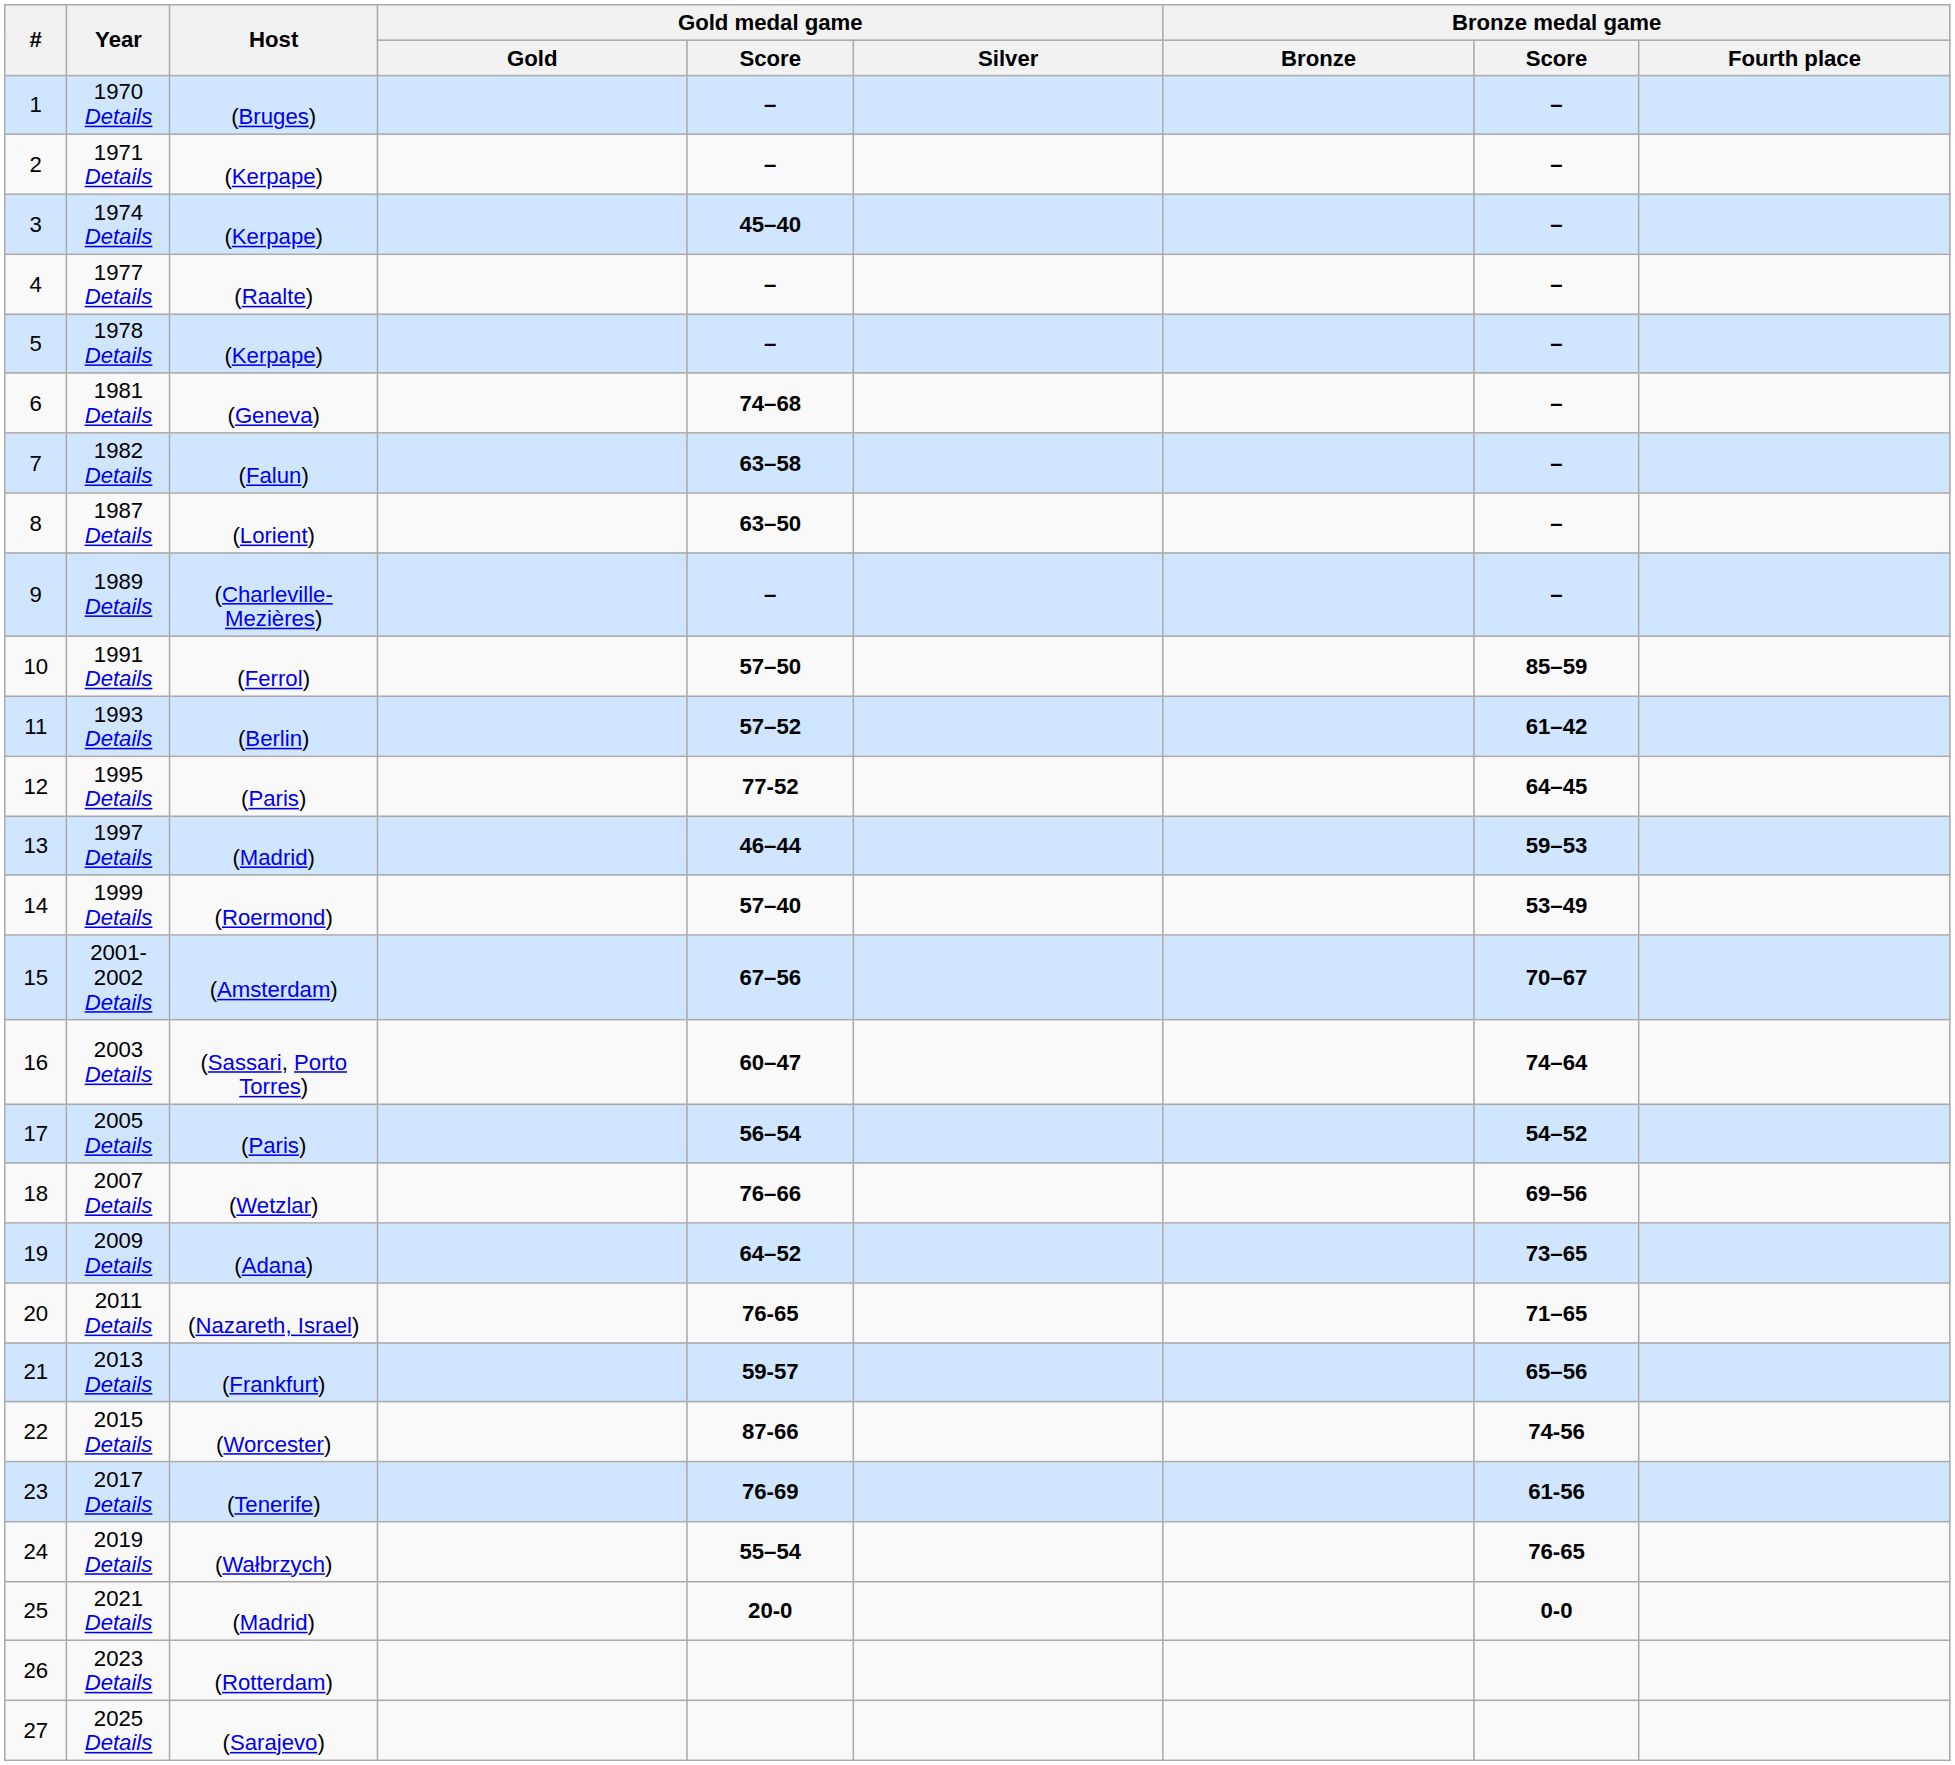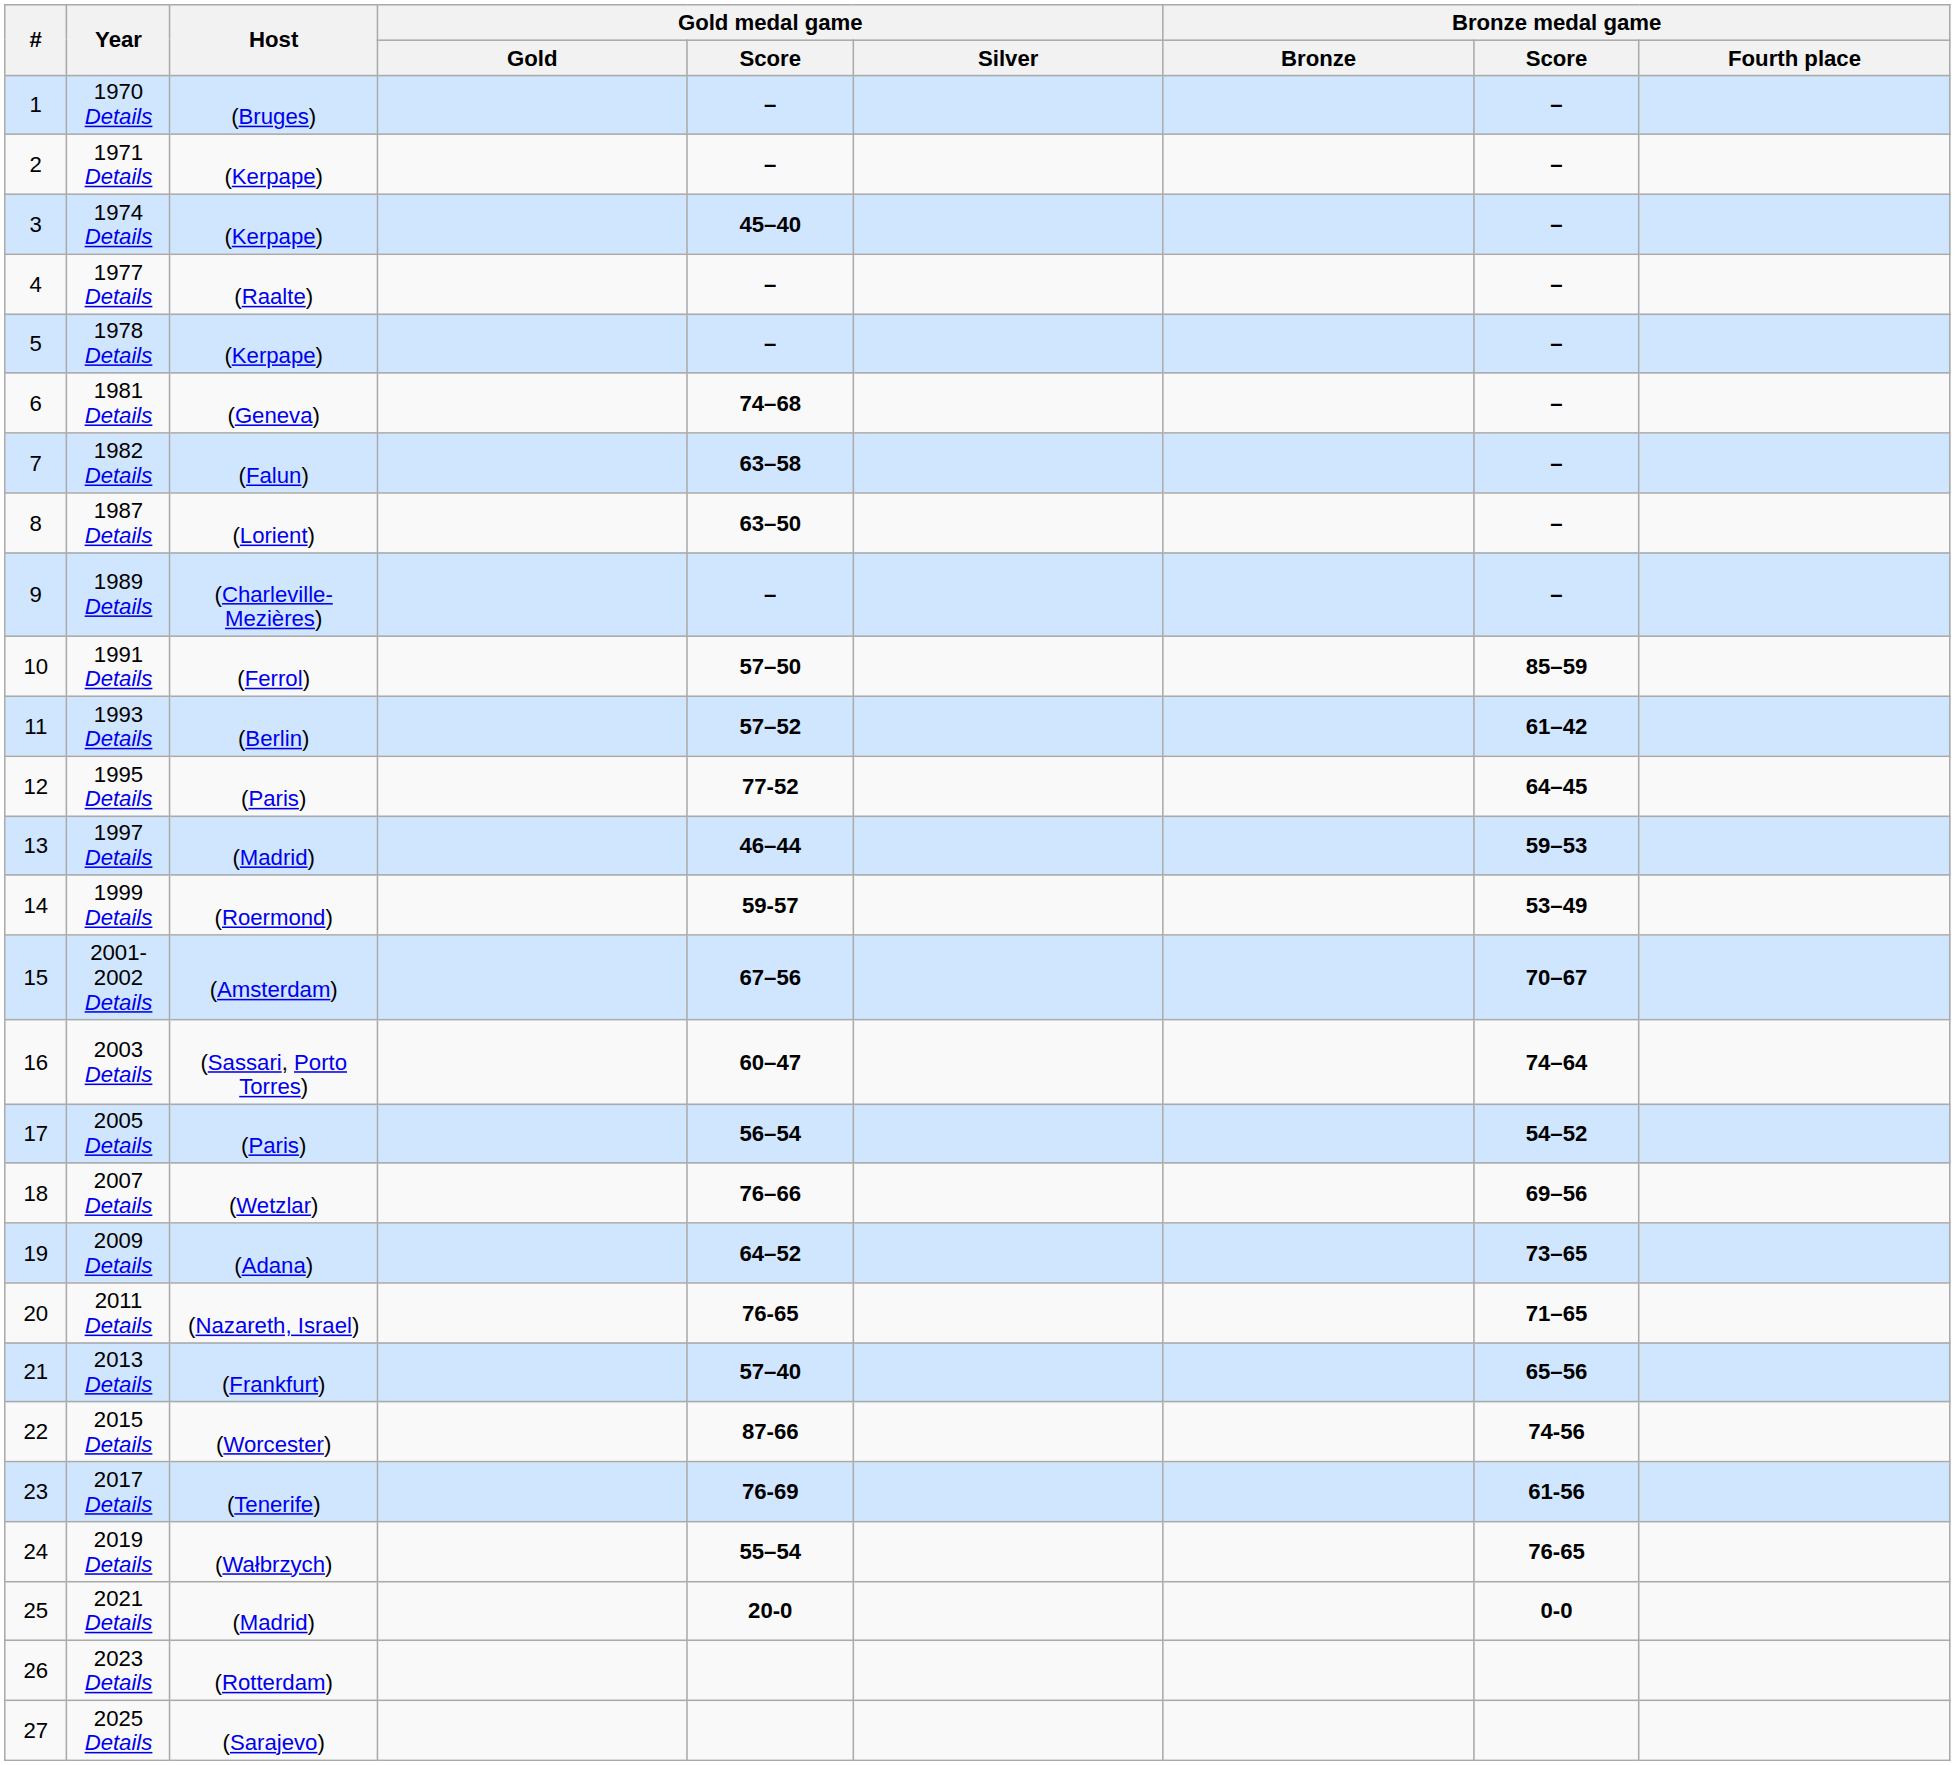(770, 905) 57–40 -> (770, 905) 59-57
(770, 1372) 59-57 -> (770, 1372) 57–40
